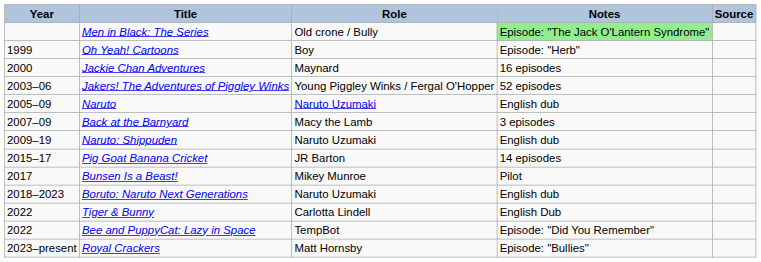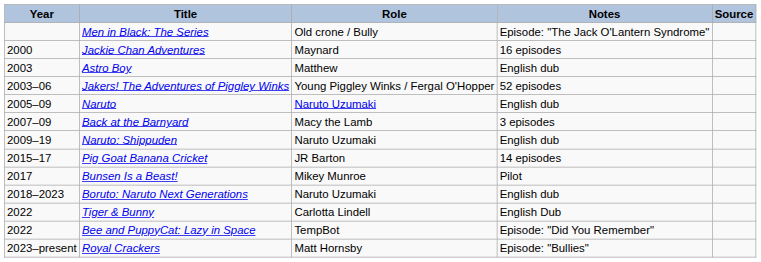(604, 32) lightgreen background -> (604, 32) no background
- row: (130, 50)
+ row: (107, 68)
